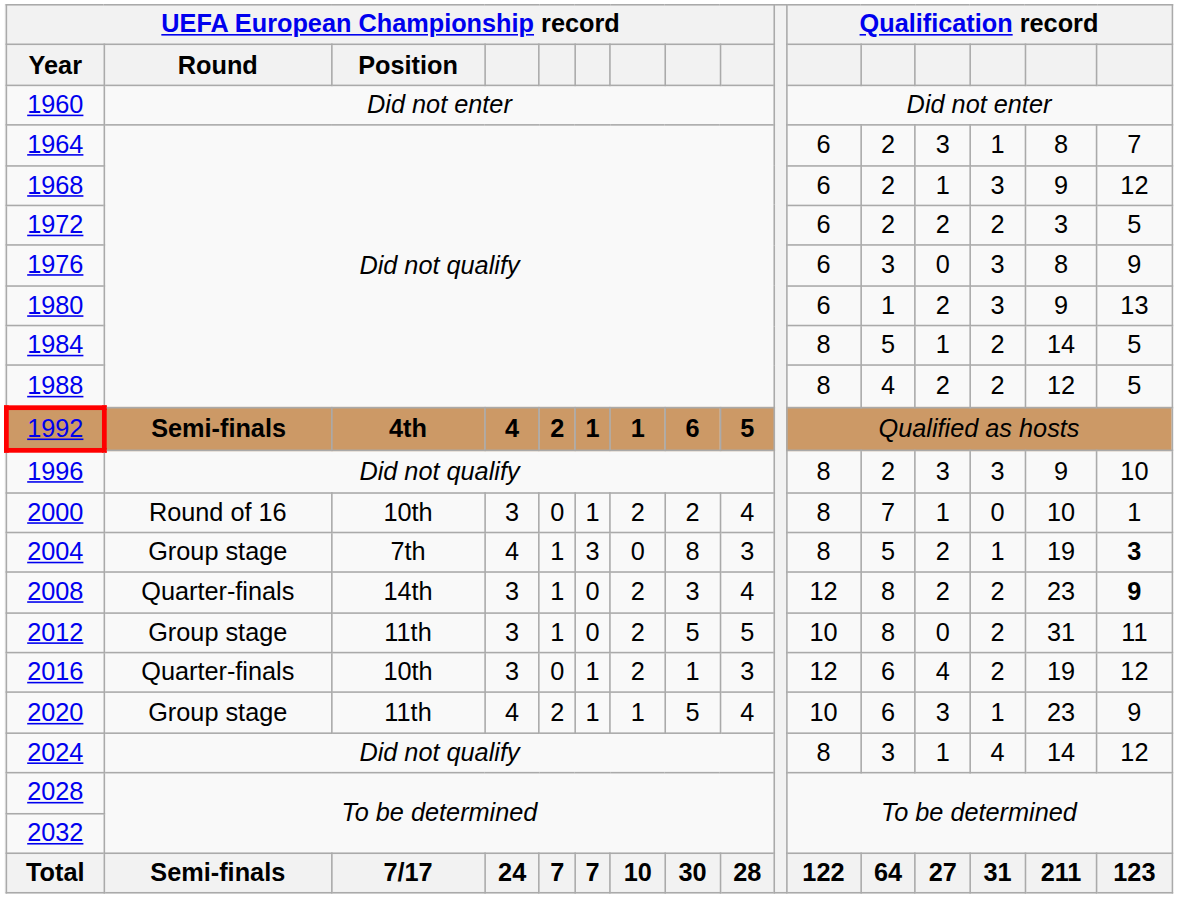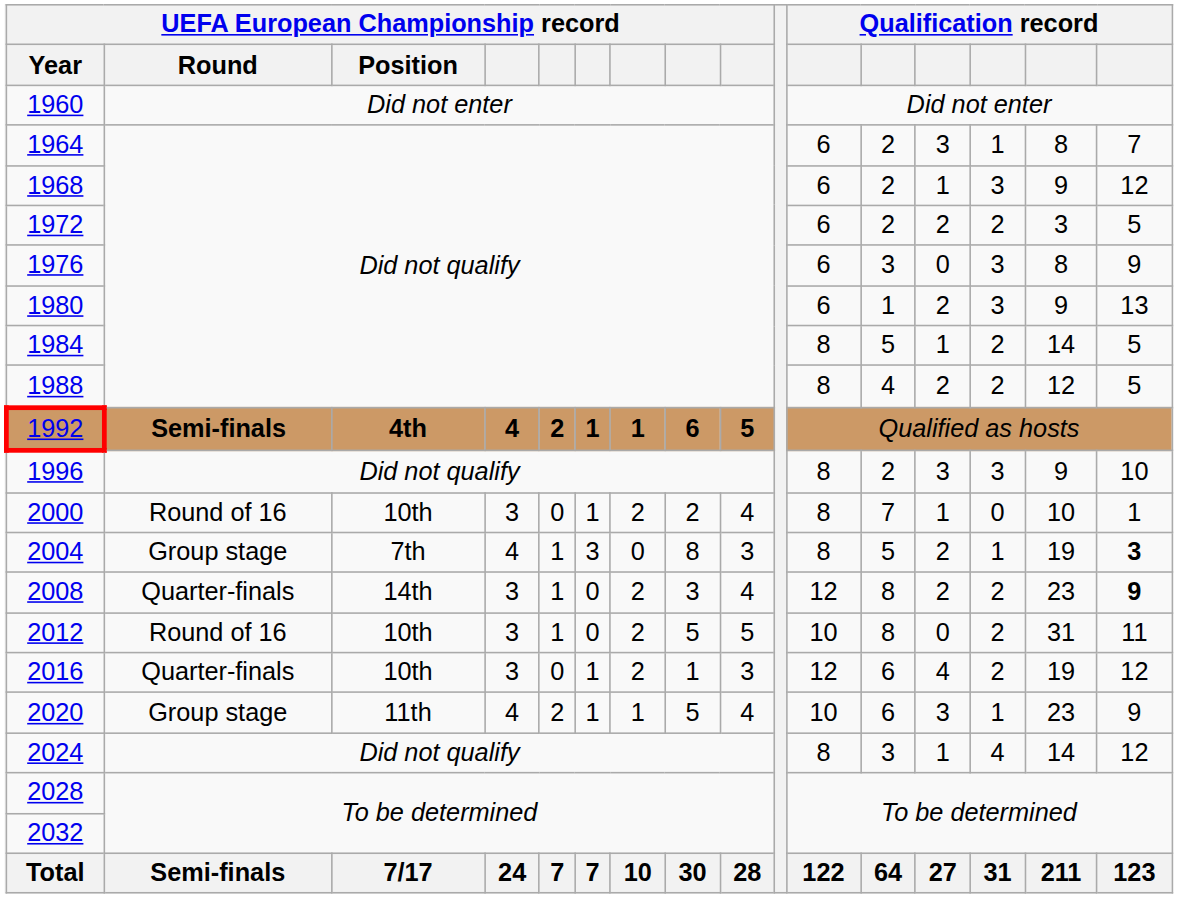(218, 632) Group stage -> (218, 632) Round of 16
(408, 632) 11th -> (408, 632) 10th
